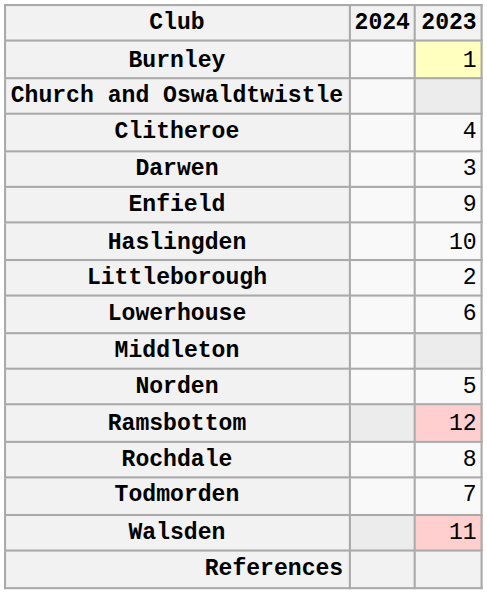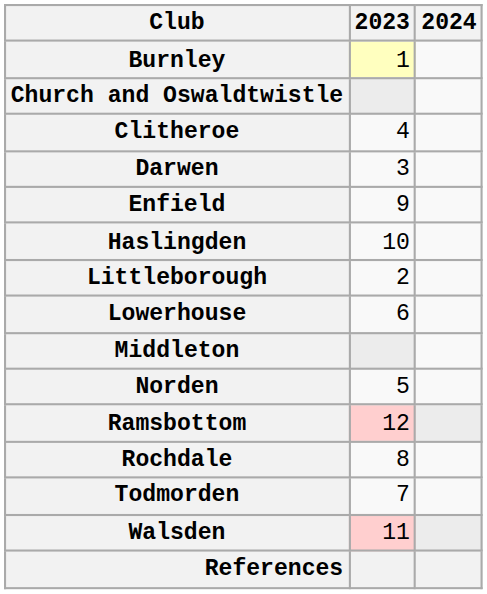columns swapped: (449, 23) <-> (382, 23)
